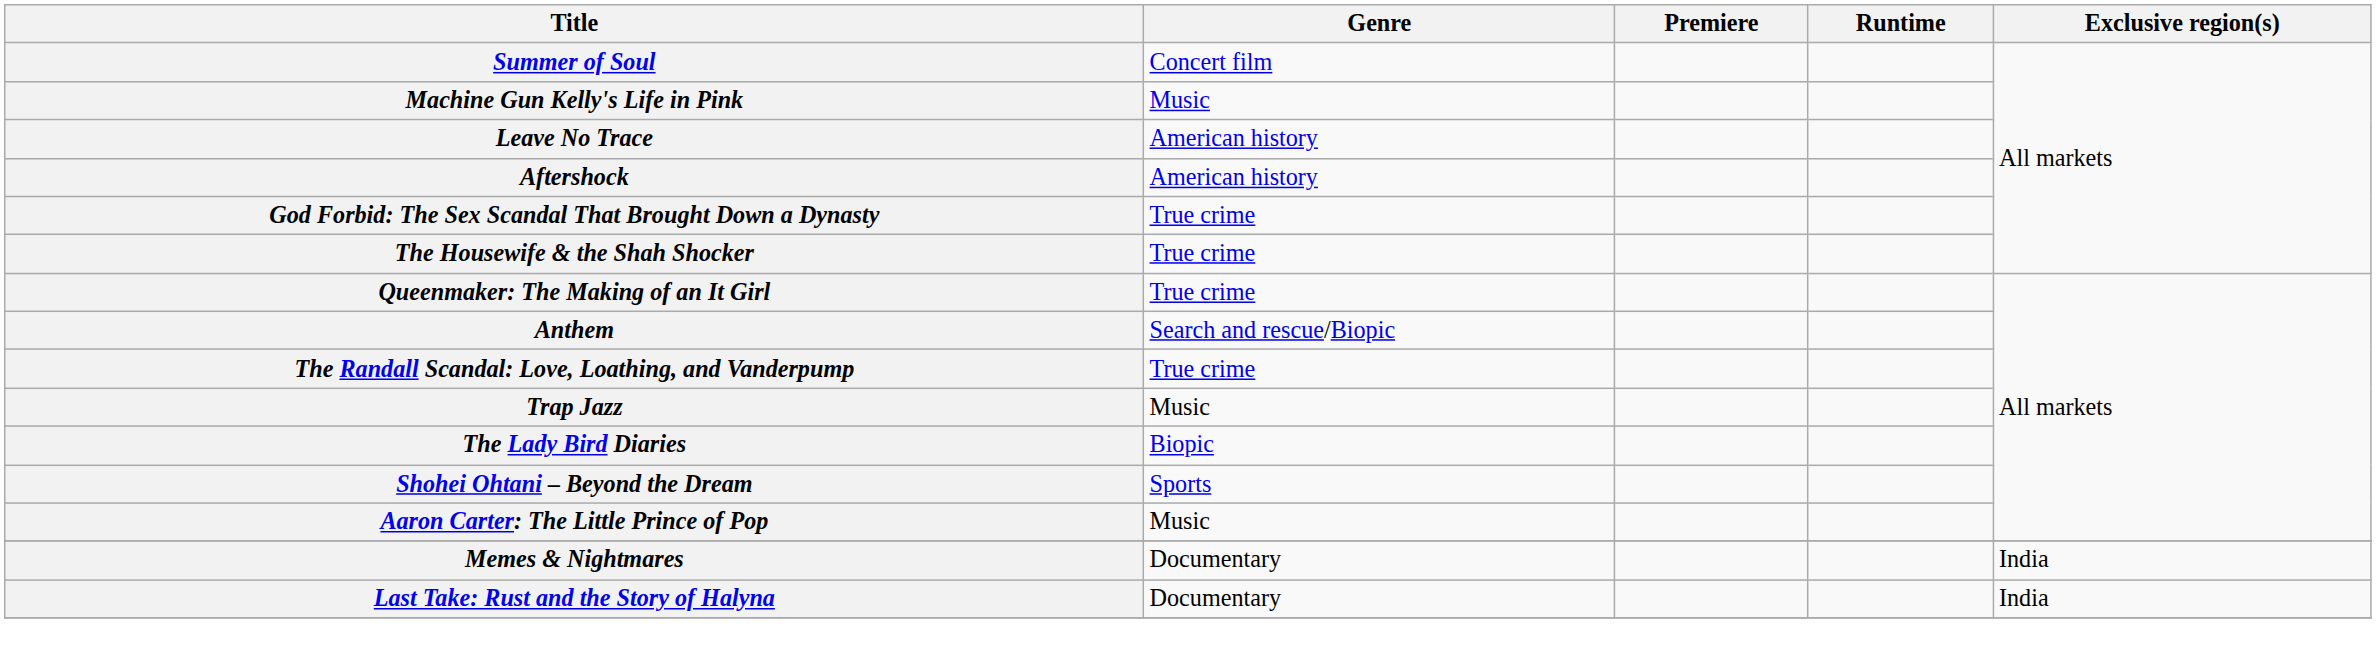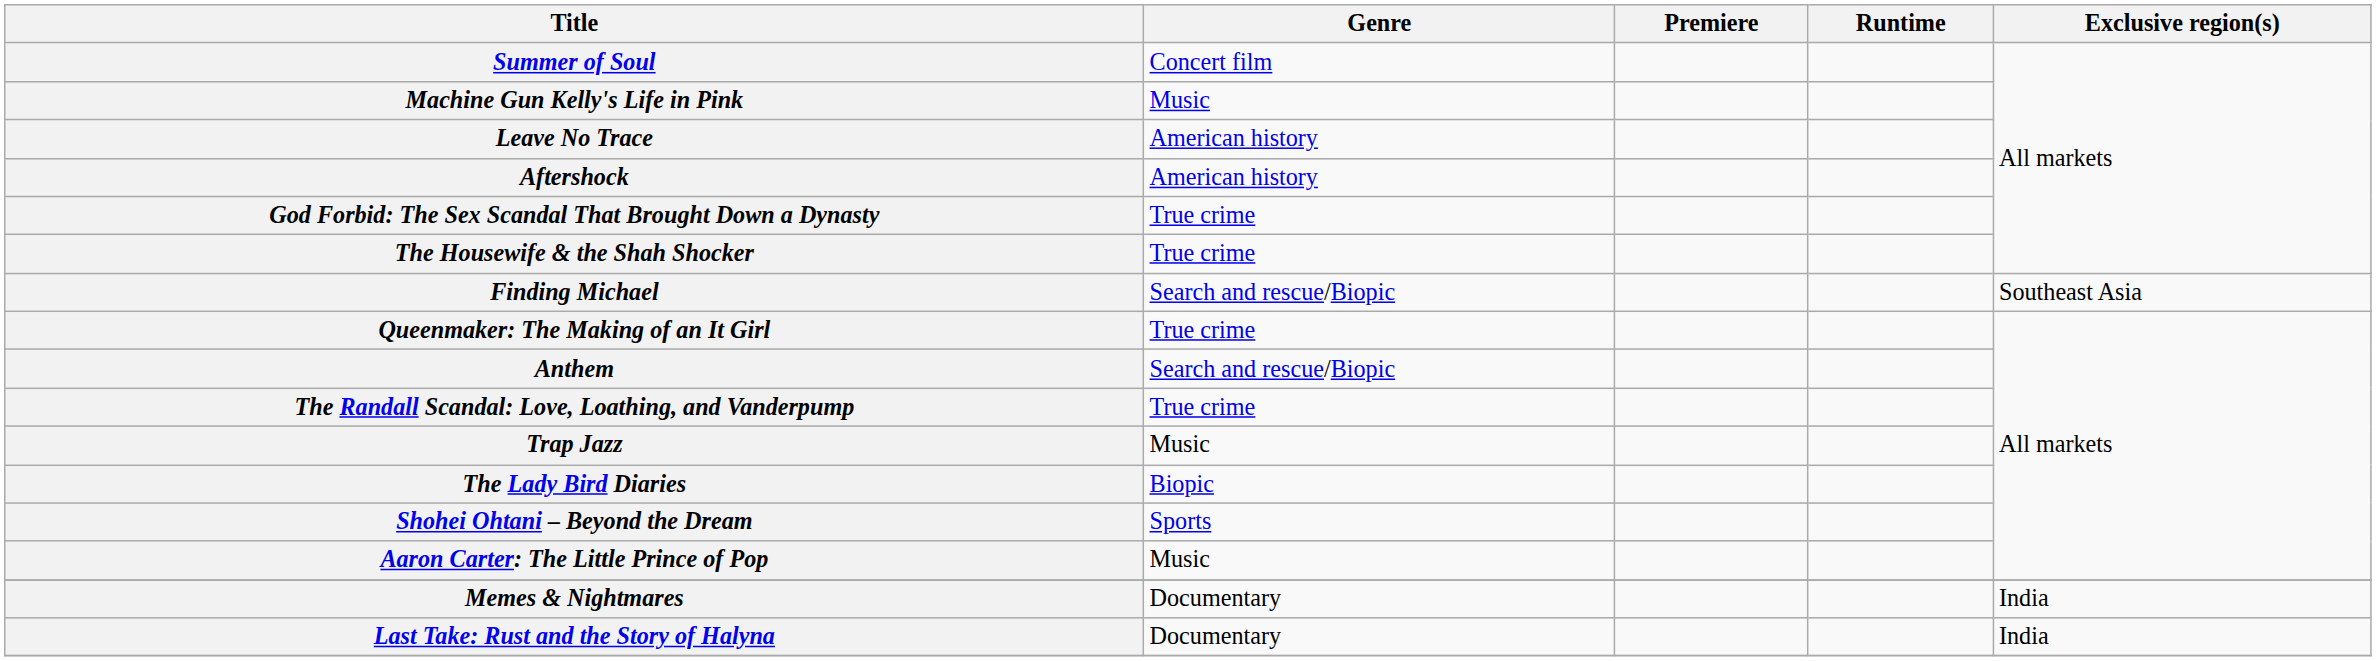+ row: (574, 291)
